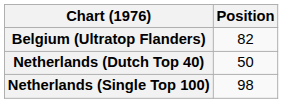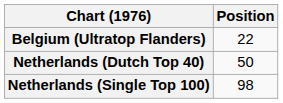(245, 39) 82 -> (245, 39) 22
